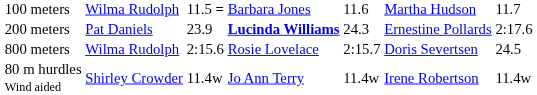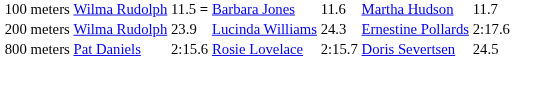(119, 29) Pat Daniels -> (120, 29) Wilma Rudolph
(284, 29) bold -> (264, 29) normal
(132, 49) Wilma Rudolph -> (107, 49) Pat Daniels
- row: (43, 78)
